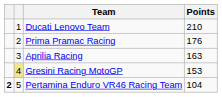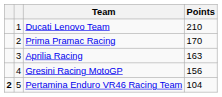(194, 41) 176 -> (194, 41) 170
(19, 71) khaki background -> (19, 71) no background
(194, 71) 153 -> (194, 71) 156
